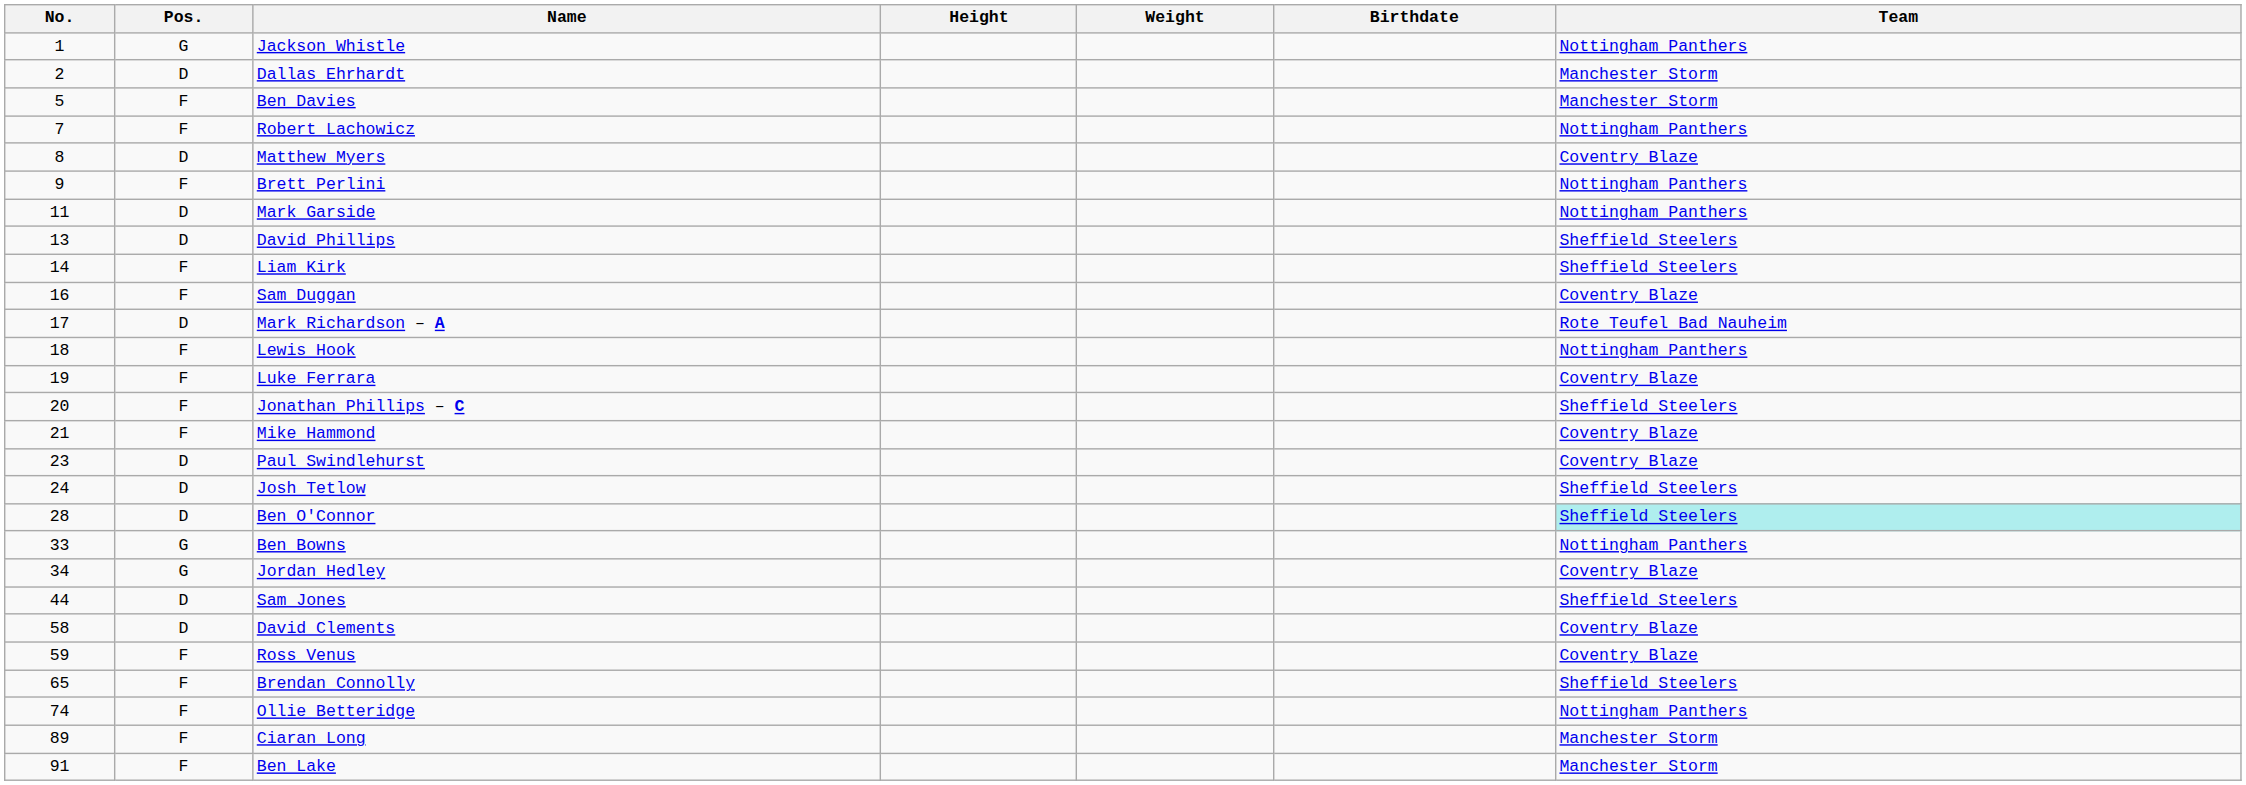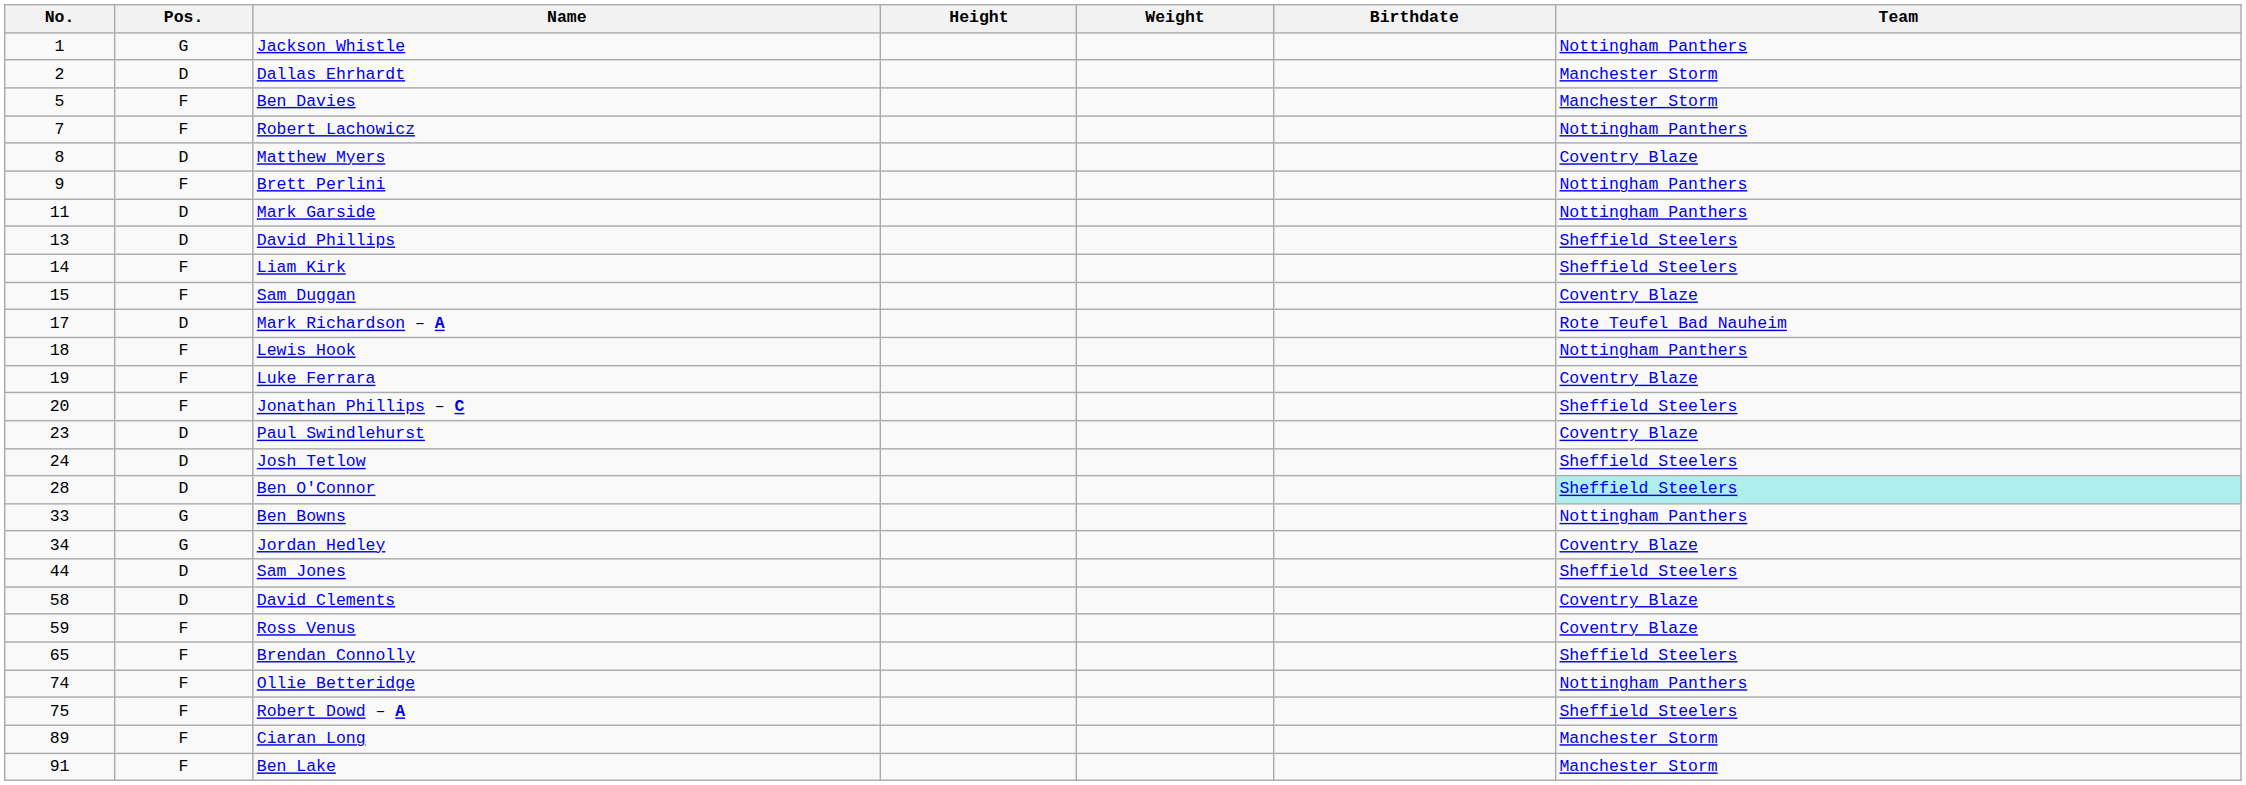(60, 295) 16 -> (60, 295) 15
- row: (316, 434)
+ row: (331, 711)
